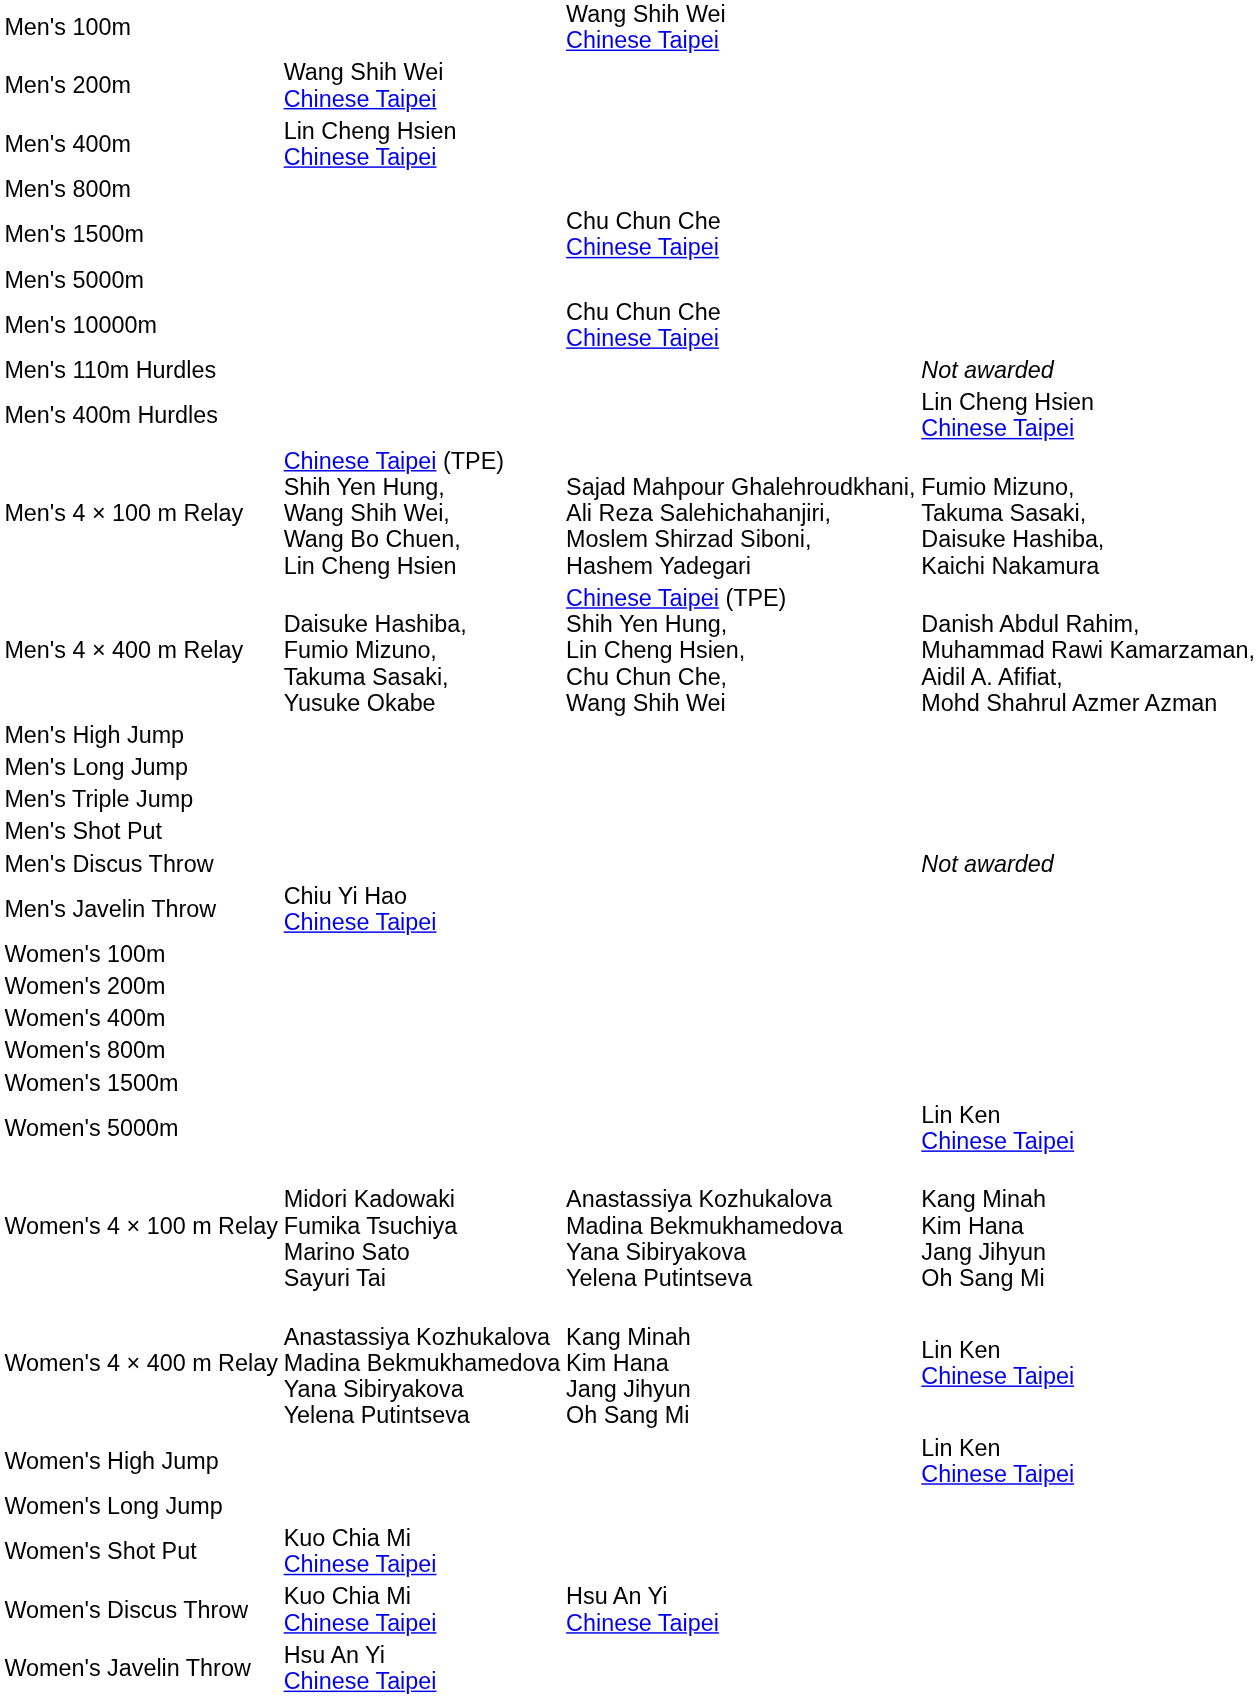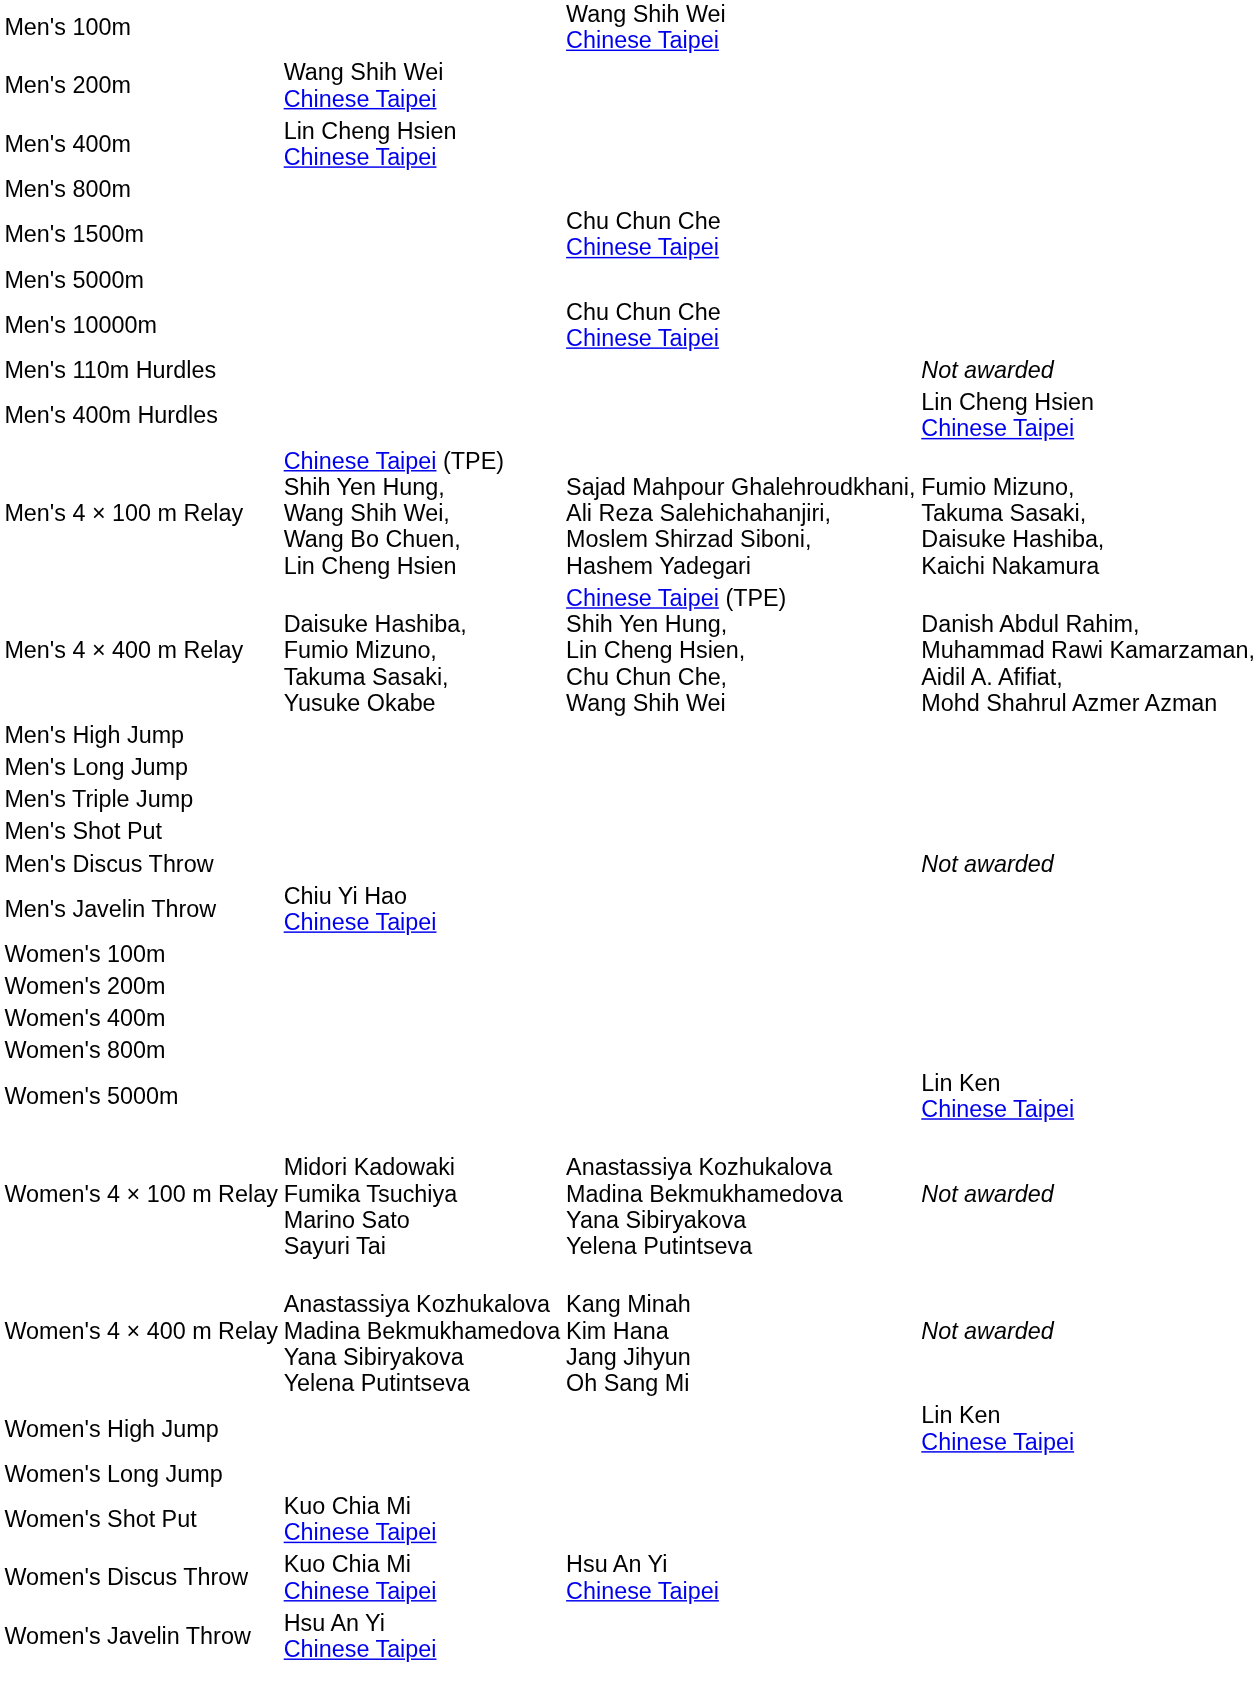- row: (91, 1083)
(984, 1239) Kang Minah Kim Hana Jang Jihyun Oh Sang Mi -> (988, 1193) Not awarded
(998, 1363) Lin Ken Chinese Taipei -> (988, 1331) Not awarded
